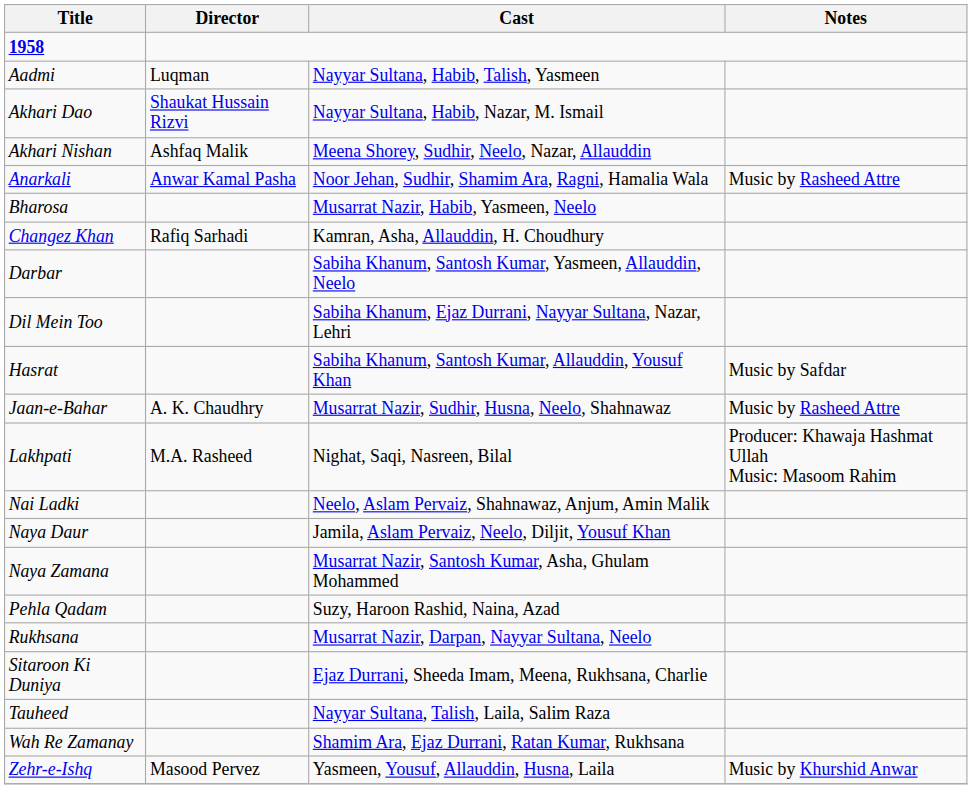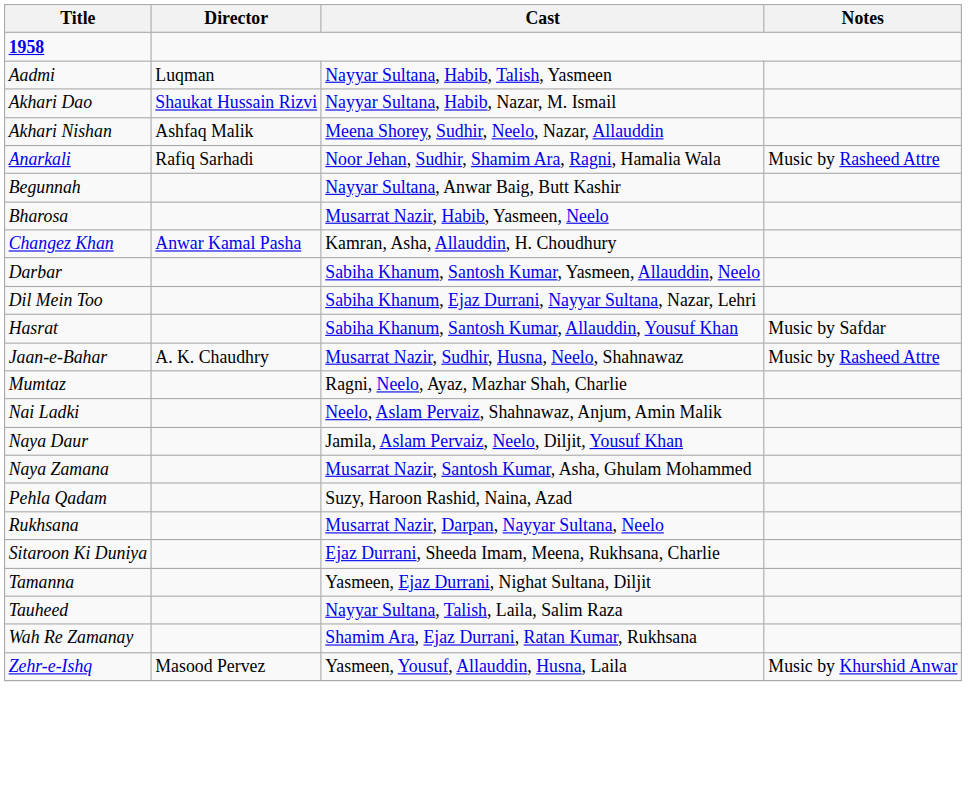(223, 179) Anwar Kamal Pasha -> (204, 159) Rafiq Sarhadi
+ row: (45, 187)
(199, 235) Rafiq Sarhadi -> (228, 243) Anwar Kamal Pasha
- row: (40, 456)
+ row: (37, 384)
+ row: (41, 581)
